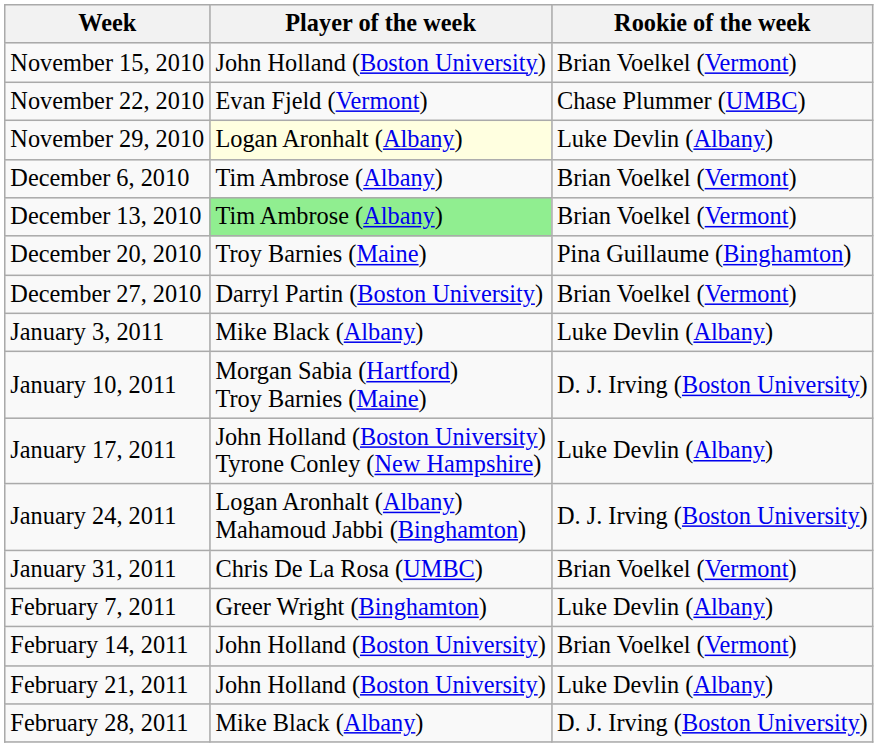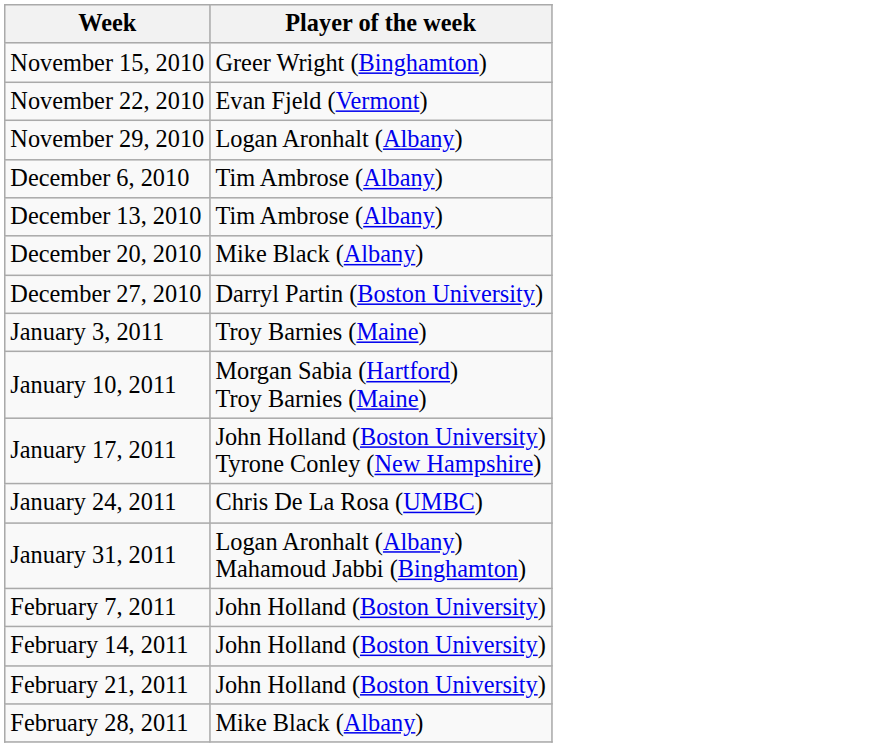- column: (712, 23)
(381, 62) John Holland (Boston University) -> (351, 62) Greer Wright (Binghamton)
(339, 139) lightyellow background -> (339, 139) no background
(329, 216) lightgreen background -> (329, 216) no background
(321, 255) Troy Barnies (Maine) -> (319, 255) Mike Black (Albany)
(319, 332) Mike Black (Albany) -> (321, 332) Troy Barnies (Maine)
(371, 516) Logan Aronhalt (Albany) Mahamoud Jabbi (Binghamton) -> (349, 502) Chris De La Rosa (UMBC)
(349, 568) Chris De La Rosa (UMBC) -> (371, 555) Logan Aronhalt (Albany) Mahamoud Jabbi (Binghamton)
(351, 607) Greer Wright (Binghamton) -> (381, 607) John Holland (Boston University)
